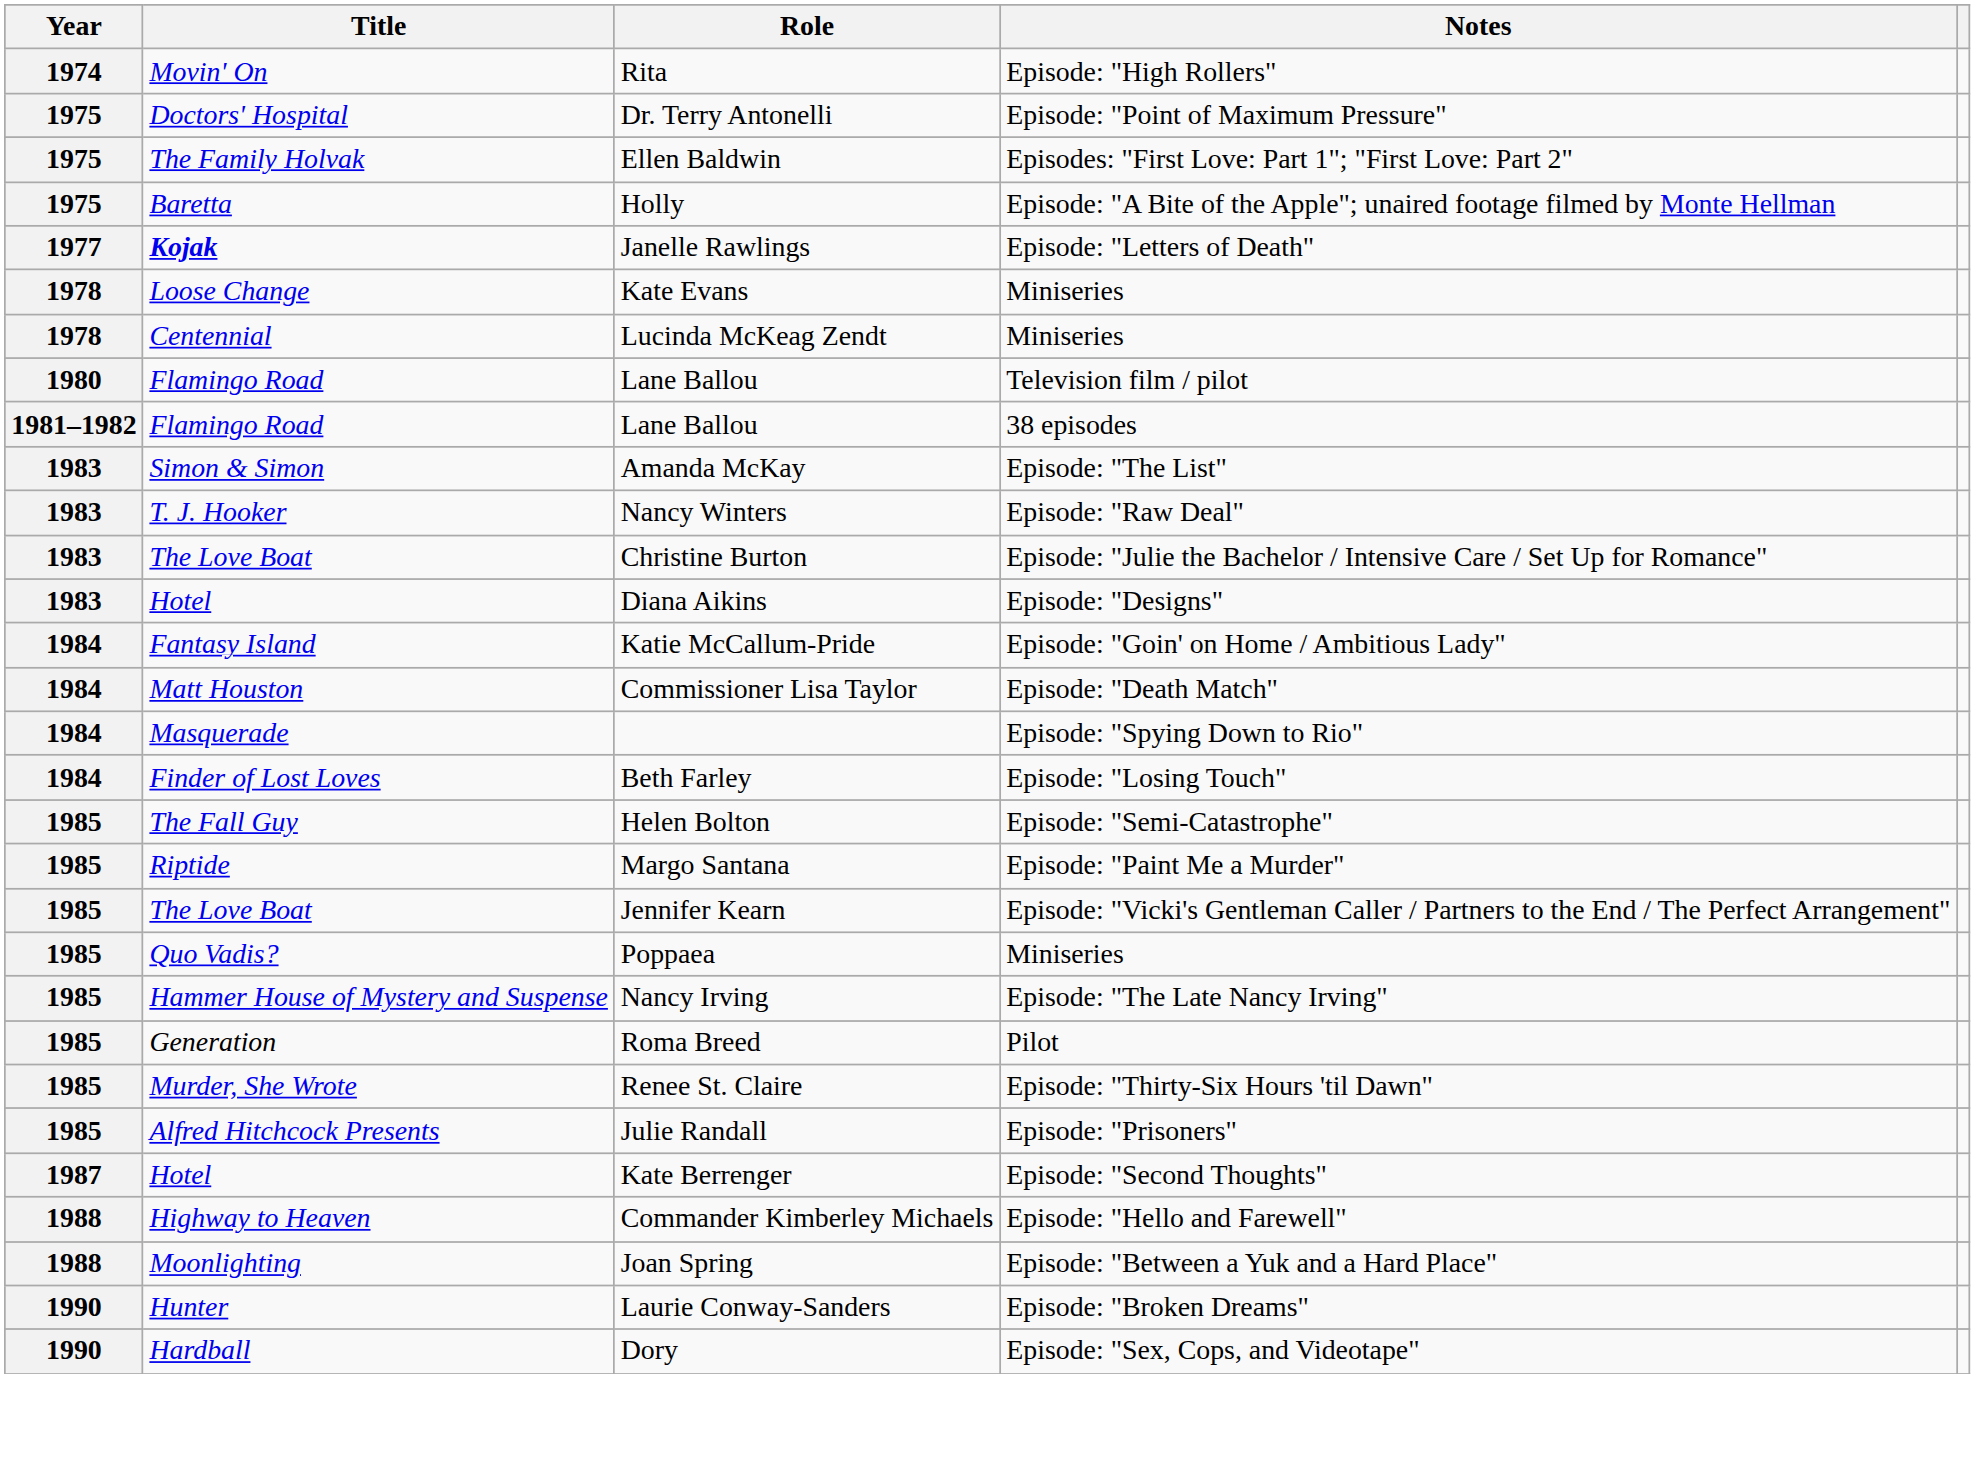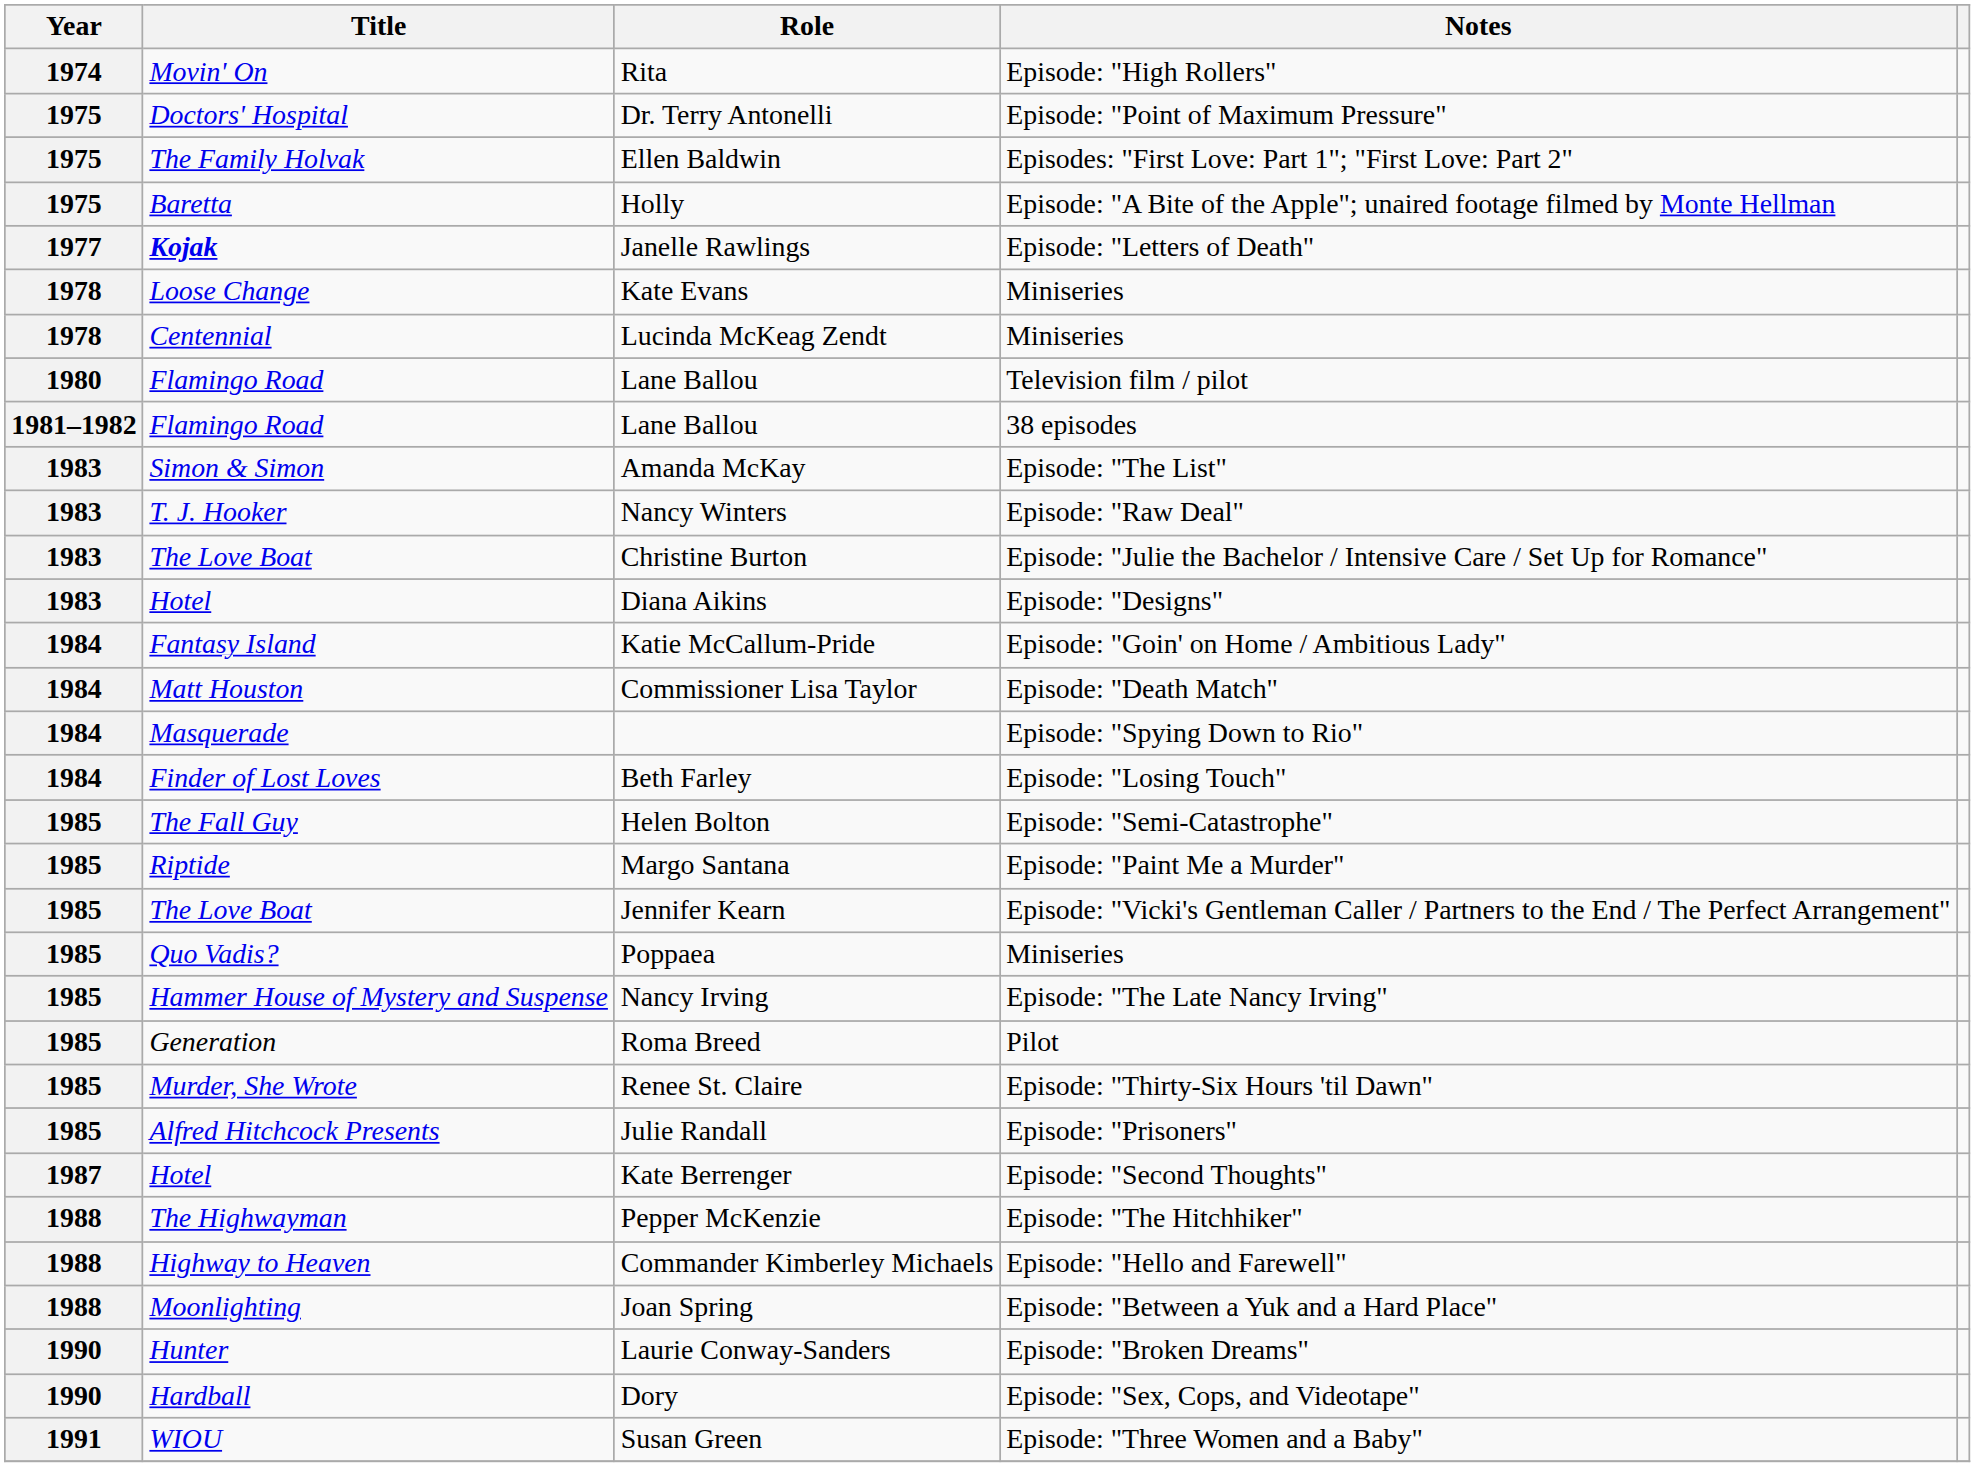+ row: (721, 1218)
+ row: (691, 1439)
